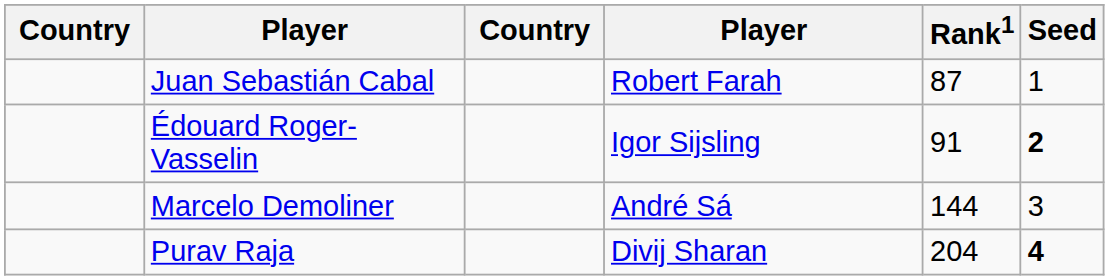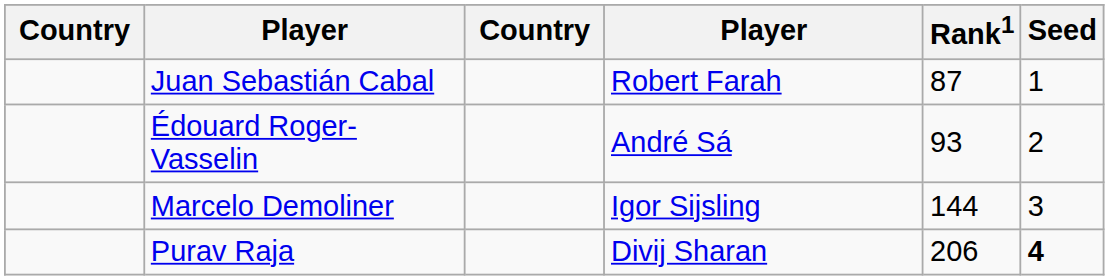(686, 143) Igor Sijsling -> (671, 143) André Sá
(946, 143) 91 -> (946, 143) 93
(1036, 143) bold -> (1036, 143) normal
(671, 205) André Sá -> (686, 205) Igor Sijsling
(954, 251) 204 -> (954, 251) 206
